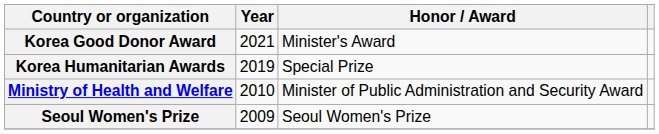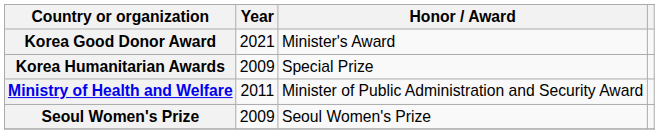(257, 66) 2019 -> (257, 66) 2009
(257, 91) 2010 -> (257, 91) 2011
